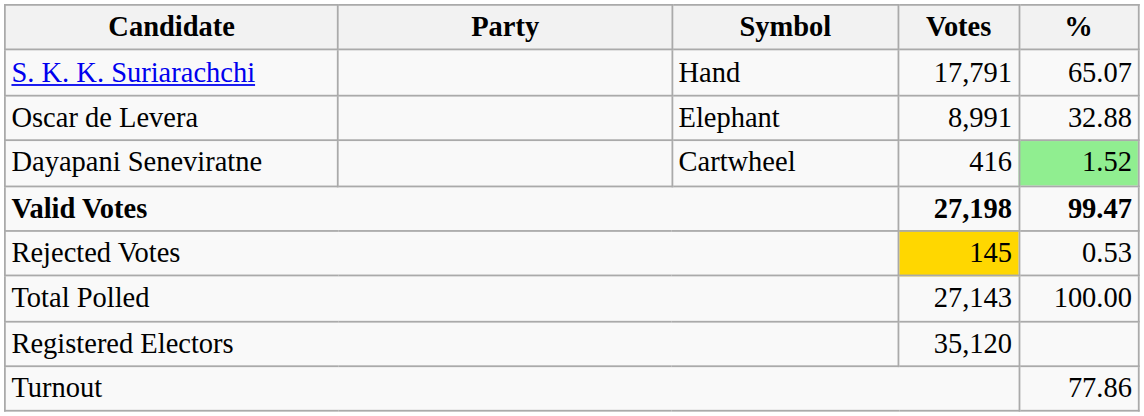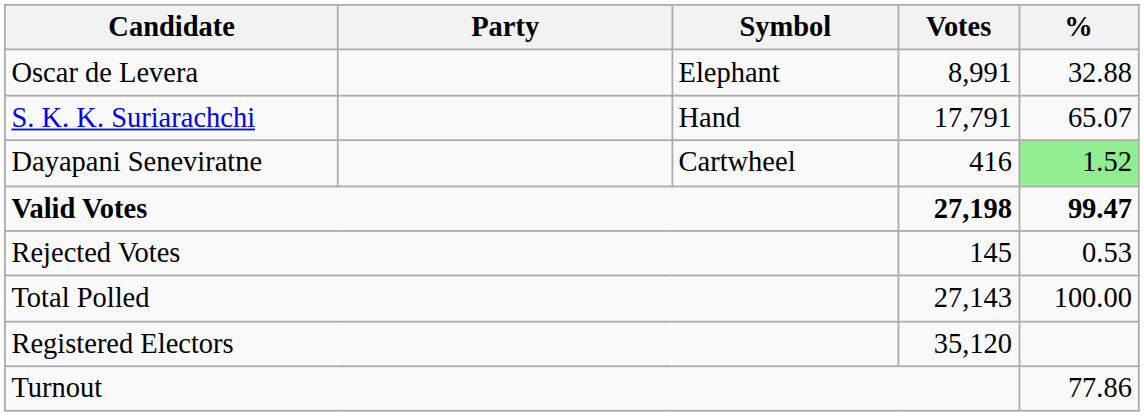rows swapped: (133, 72) <-> (105, 117)
(991, 252) gold background -> (991, 252) no background
